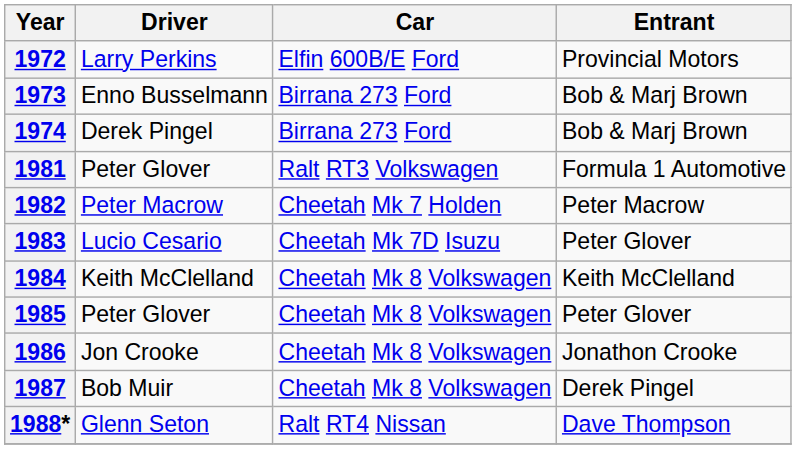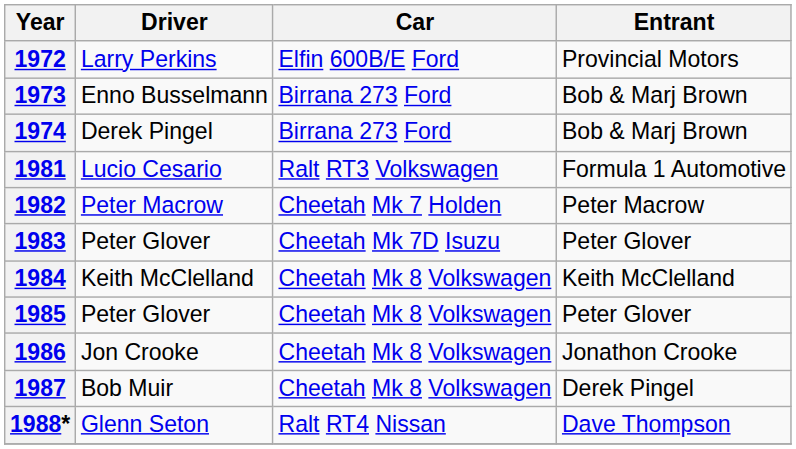(146, 168) Peter Glover -> (151, 168) Lucio Cesario
(151, 242) Lucio Cesario -> (146, 242) Peter Glover
